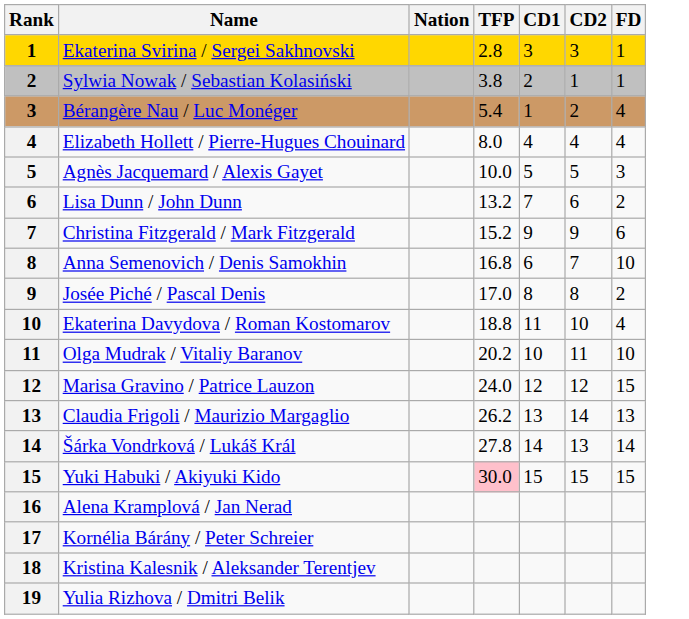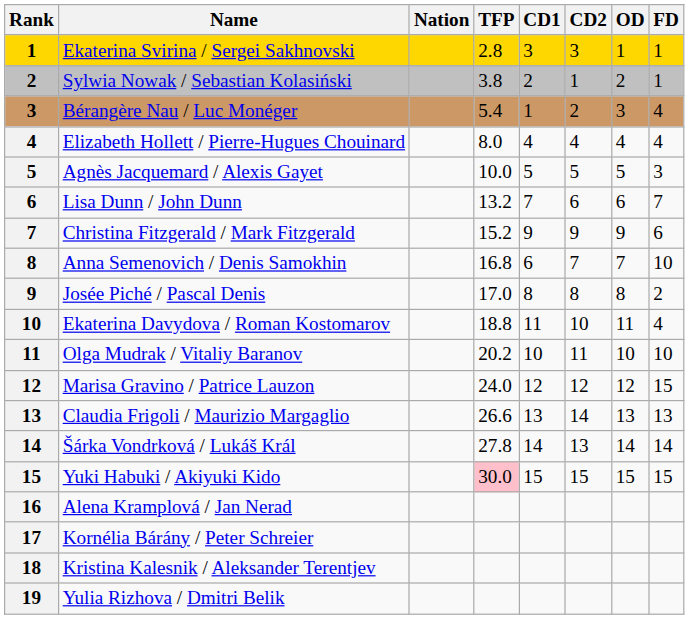+ column: (630, 19)
(621, 202) 2 -> (658, 202) 7
(495, 415) 26.2 -> (495, 415) 26.6
